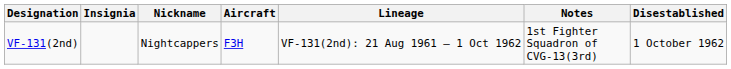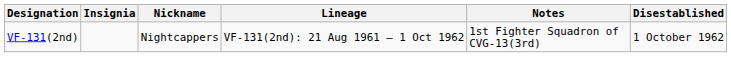- column: (250, 13)
